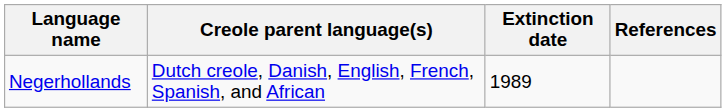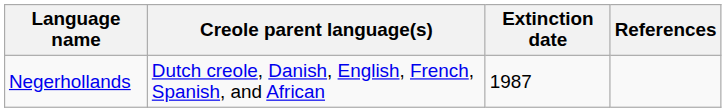(511, 81) 1989 -> (511, 81) 1987
